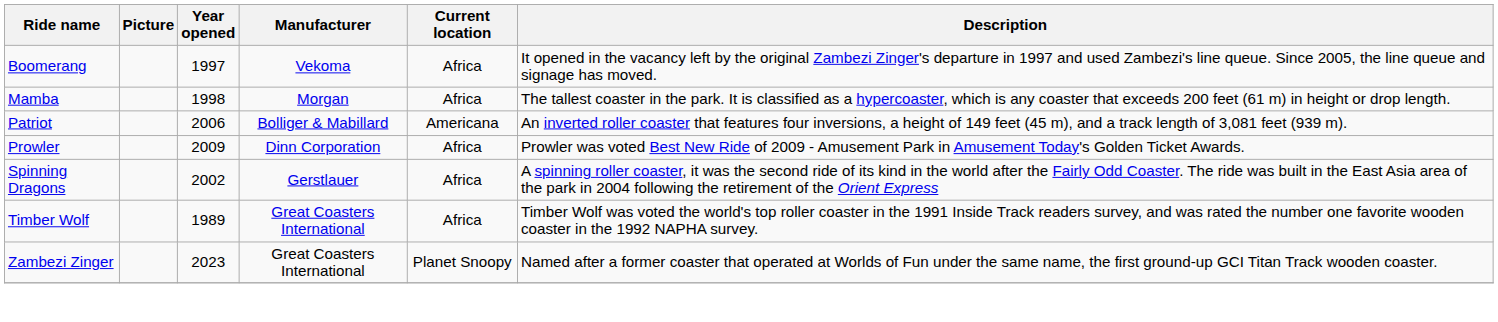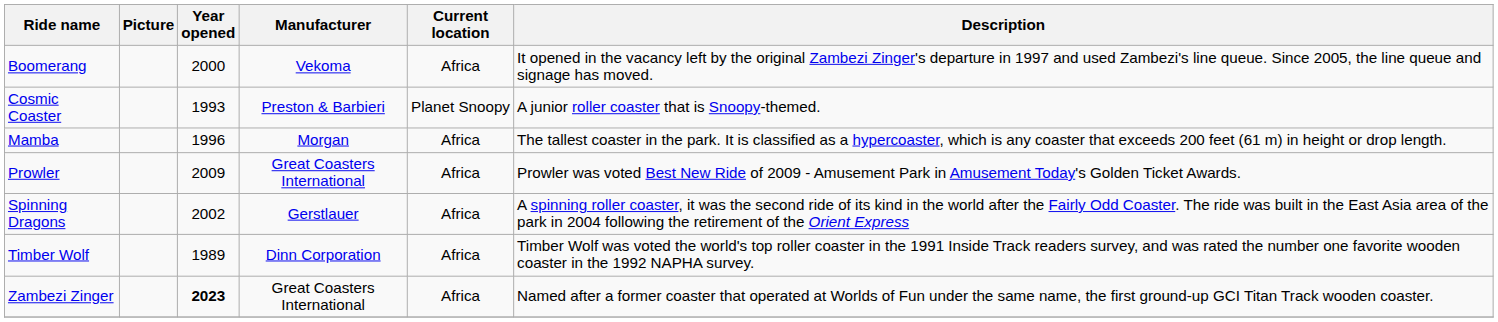(208, 66) 1997 -> (208, 66) 2000
+ row: (35, 107)
(208, 98) 1998 -> (208, 140) 1996
- row: (30, 123)
(323, 147) Dinn Corporation -> (323, 172) Great Coasters International
(323, 221) Great Coasters International -> (323, 255) Dinn Corporation
(208, 262) normal -> (208, 296) bold
(462, 262) Planet Snoopy -> (461, 296) Africa
